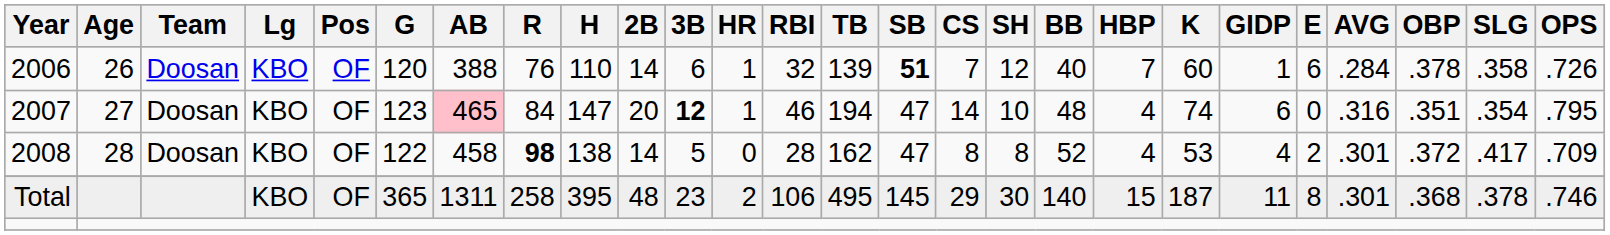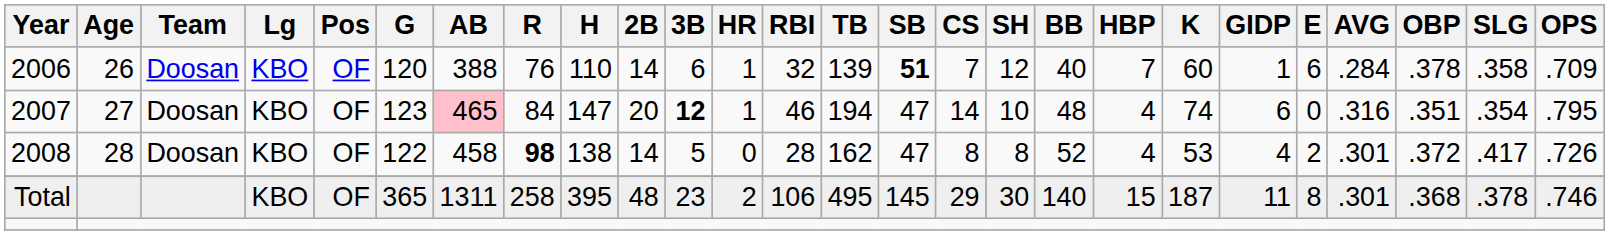(1571, 68) .726 -> (1571, 68) .709
(1571, 153) .709 -> (1571, 153) .726
